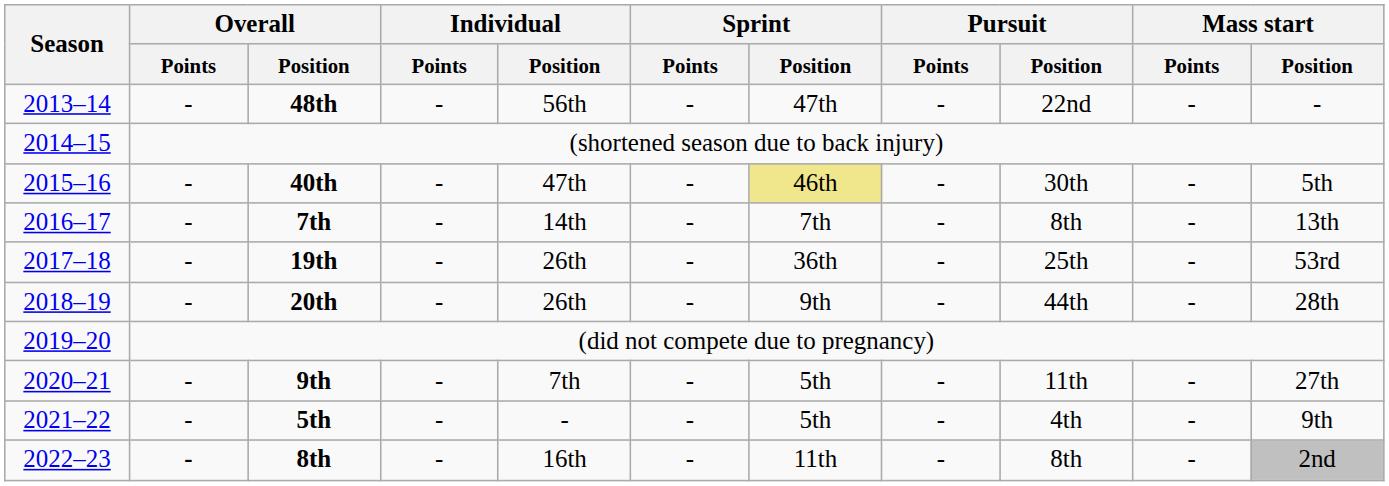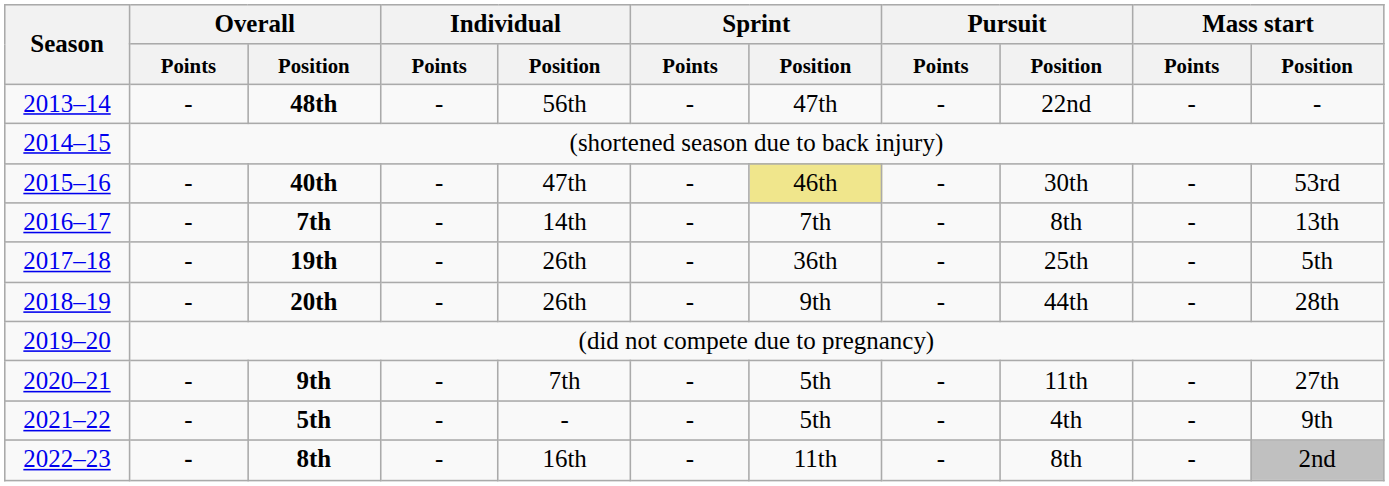(1317, 182) 5th -> (1317, 182) 53rd
(1317, 261) 53rd -> (1317, 261) 5th
